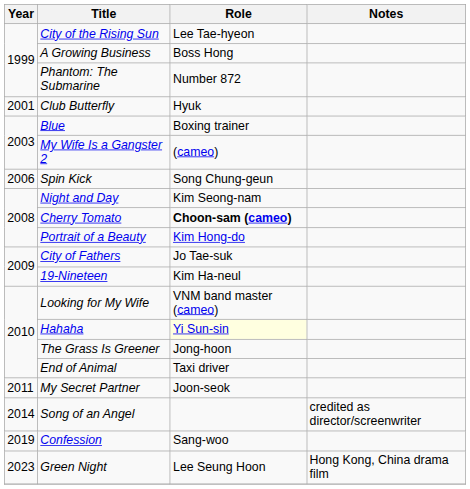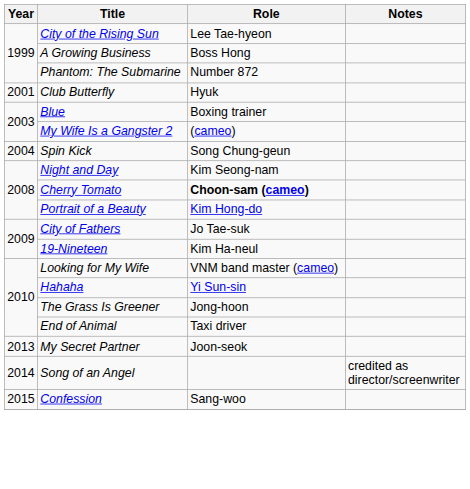(21, 178) 2006 -> (21, 151) 2004
(201, 329) lightyellow background -> (218, 287) no background
(20, 388) 2011 -> (21, 346) 2013
(21, 440) 2019 -> (21, 399) 2015
- row: (74, 467)
